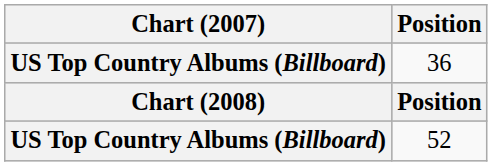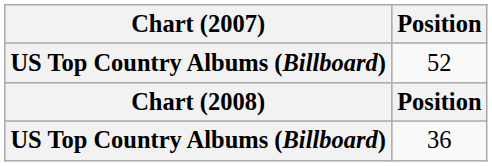rows swapped: (439, 140) <-> (439, 62)
